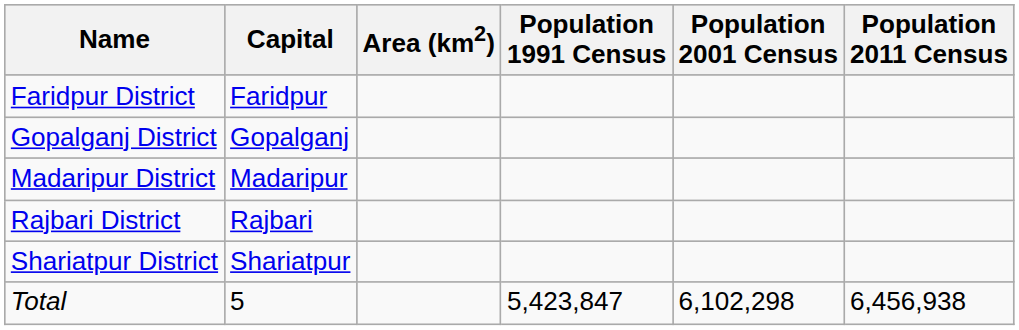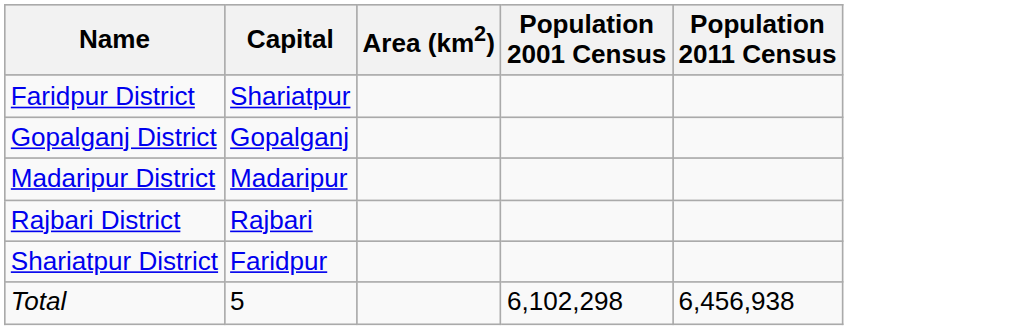- column: (587, 39)
(279, 95) Faridpur -> (290, 95) Shariatpur
(290, 261) Shariatpur -> (279, 261) Faridpur
